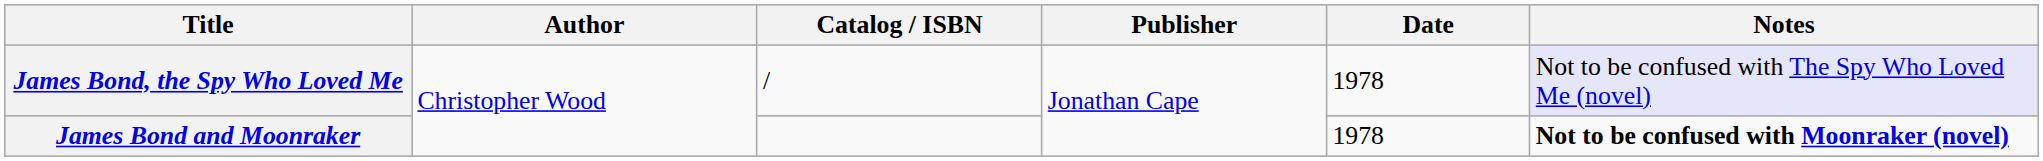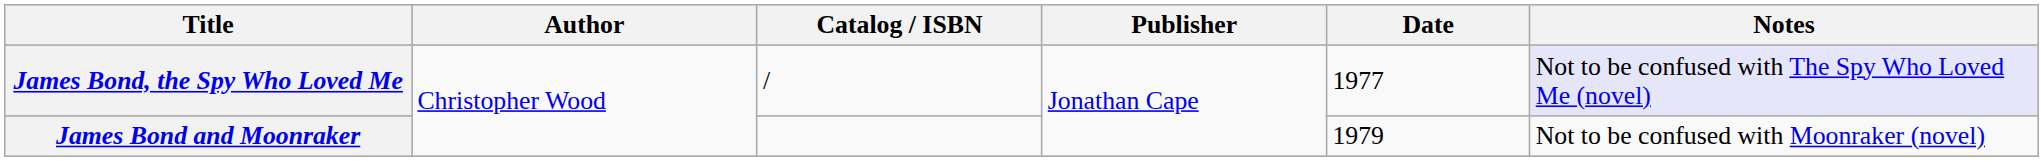(1358, 80) 1978 -> (1358, 80) 1977
(1358, 135) 1978 -> (1358, 135) 1979
(1772, 135) bold -> (1760, 135) normal
